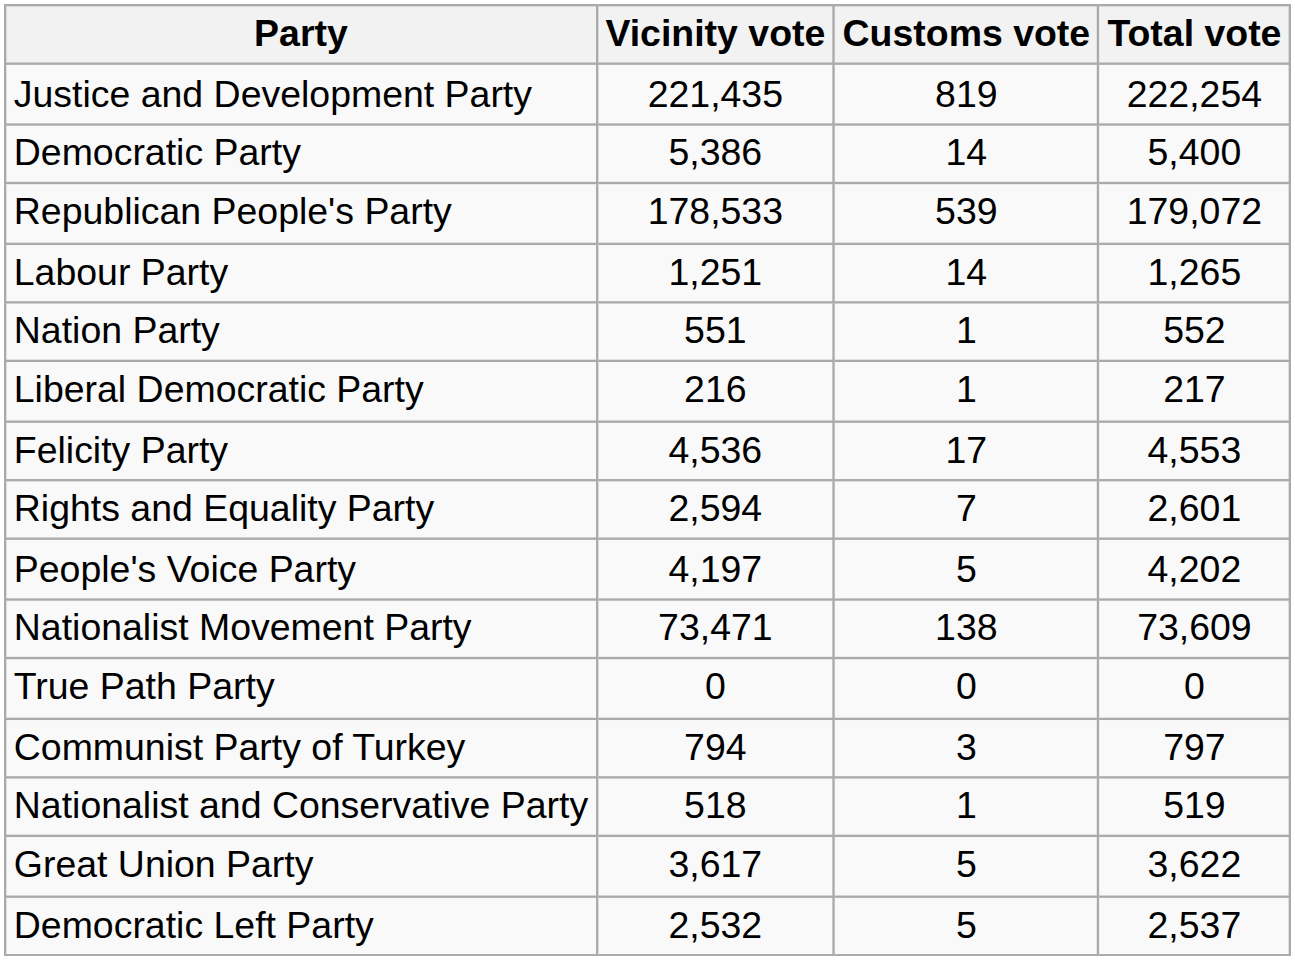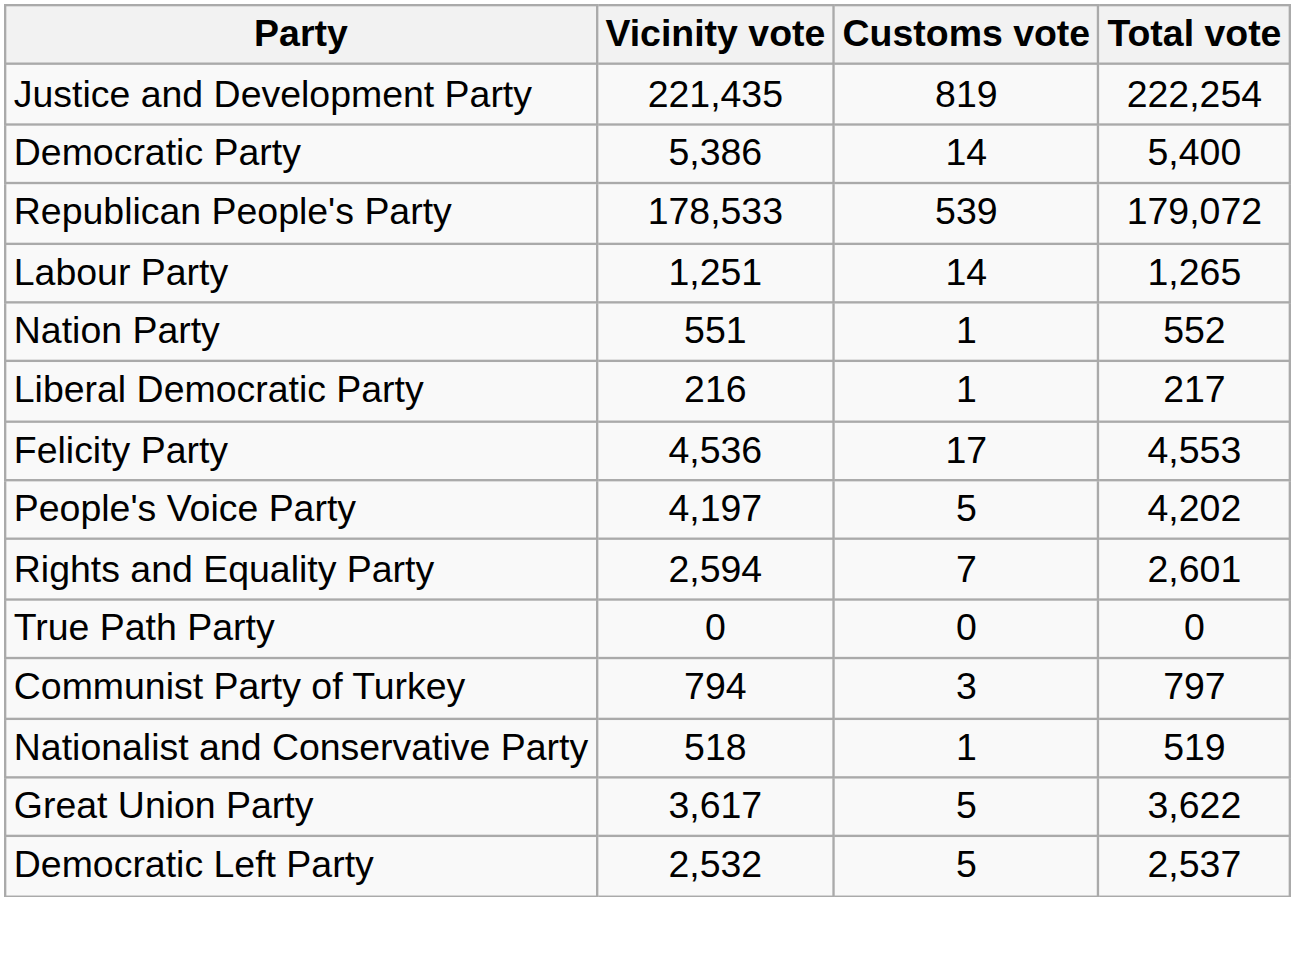rows swapped: (224, 509) <-> (185, 568)
- row: (243, 627)
